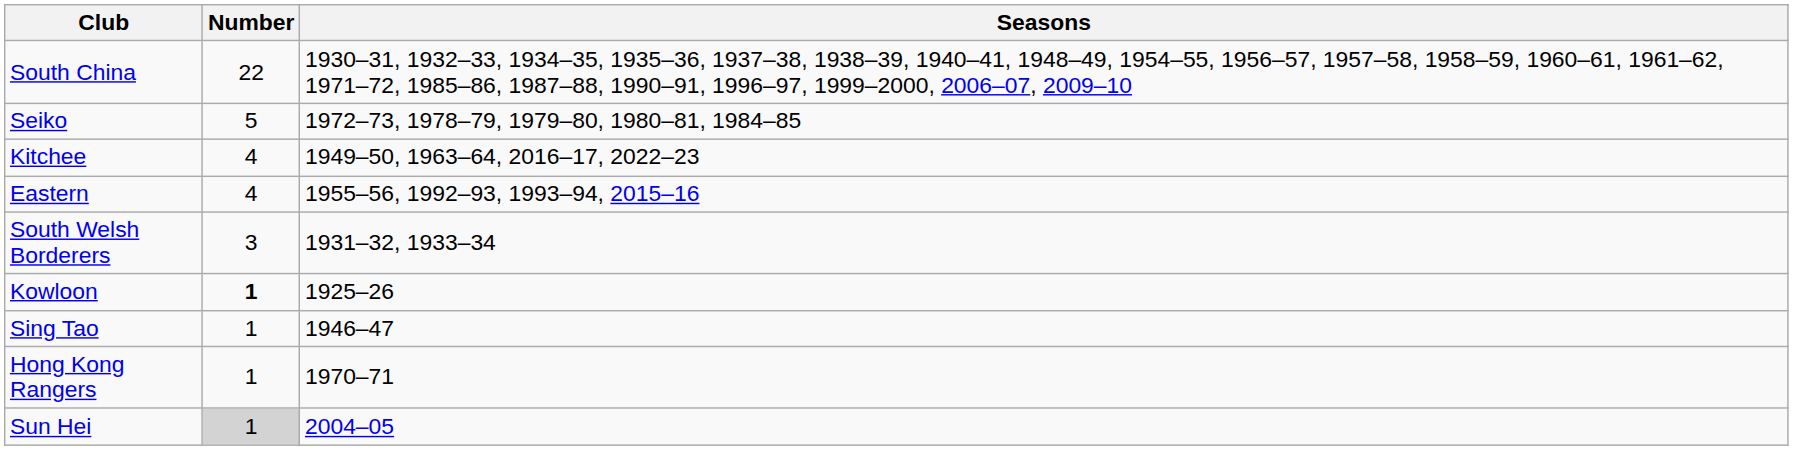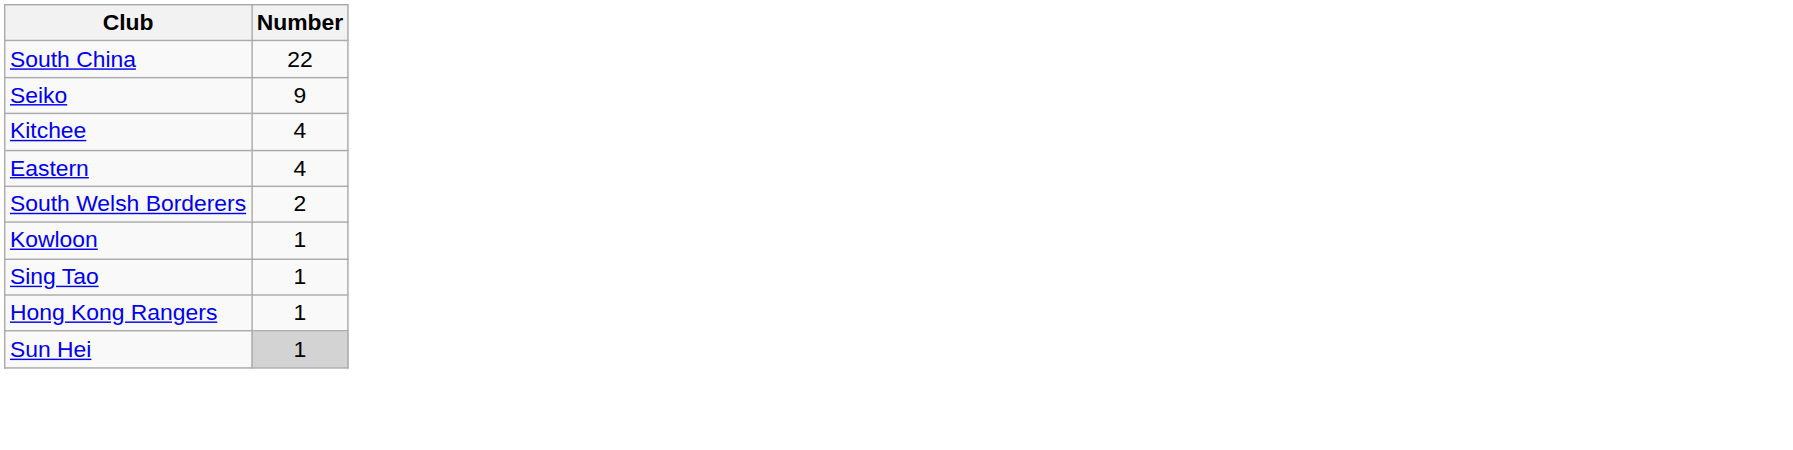- column: (1044, 22)
(251, 120) 5 -> (300, 95) 9
(251, 242) 3 -> (300, 204) 2
(251, 291) bold -> (300, 240) normal
